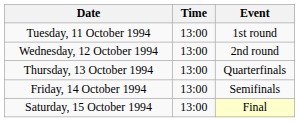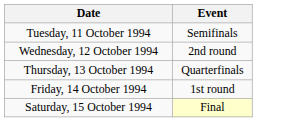- column: (194, 13)
(255, 32) 1st round -> (212, 32) Semifinals
(255, 88) Semifinals -> (212, 88) 1st round
